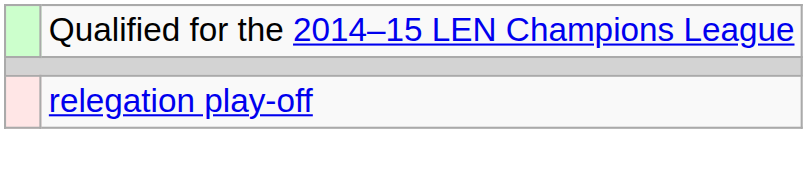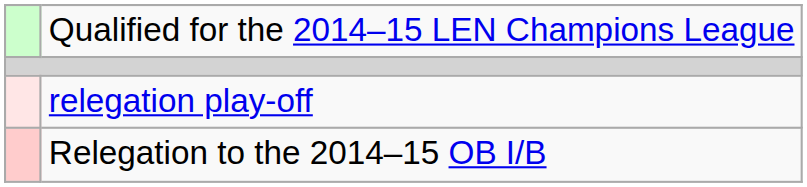+ row: (298, 153)
